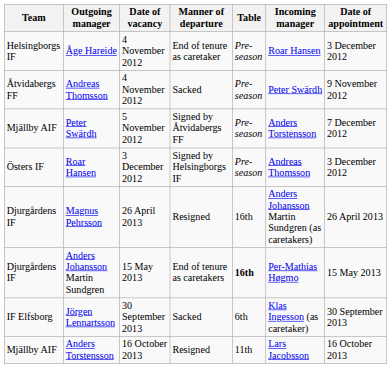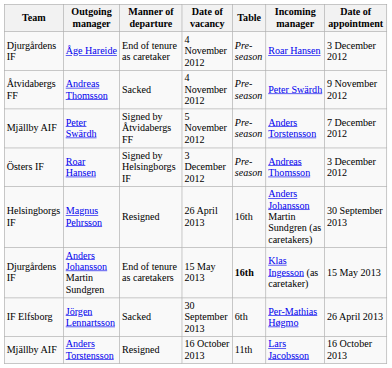columns swapped: (201, 18) <-> (145, 18)
(33, 51) Helsingborgs IF -> (31, 51) Djurgårdens IF
(31, 217) Djurgårdens IF -> (33, 217) Helsingborgs IF
(355, 217) 26 April 2013 -> (355, 217) 30 September 2013
(293, 272) Per-Mathias Høgmo -> (293, 272) Klas Ingesson (as caretaker)
(293, 317) Klas Ingesson (as caretaker) -> (293, 317) Per-Mathias Høgmo
(355, 317) 30 September 2013 -> (355, 317) 26 April 2013
